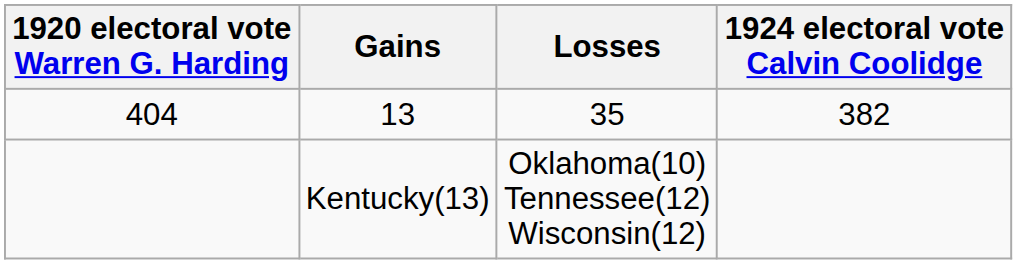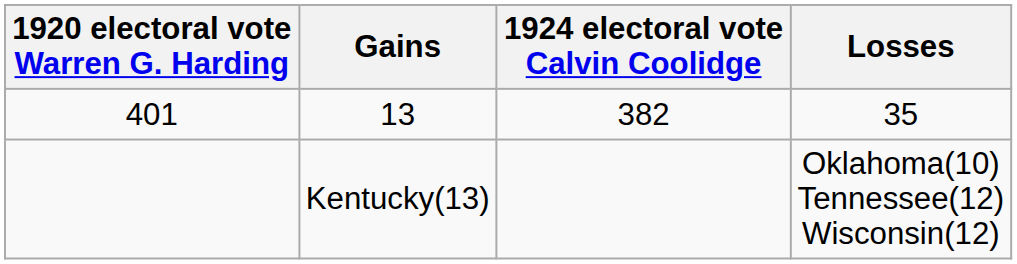columns swapped: (607, 46) <-> (864, 46)
(152, 113) 404 -> (152, 113) 401
